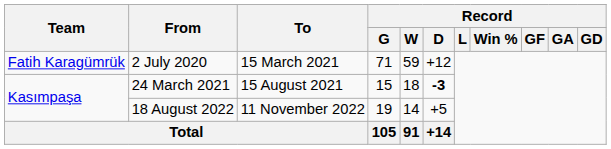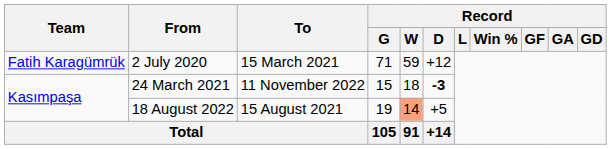(292, 86) 15 August 2021 -> (303, 86) 11 November 2022
(303, 109) 11 November 2022 -> (292, 109) 15 August 2021
(411, 109) no background -> (411, 109) lightsalmon background
